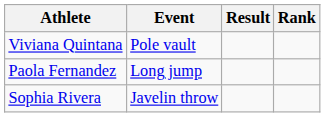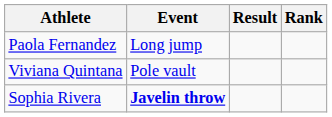rows swapped: (62, 71) <-> (65, 45)
(174, 98) normal -> (178, 98) bold
